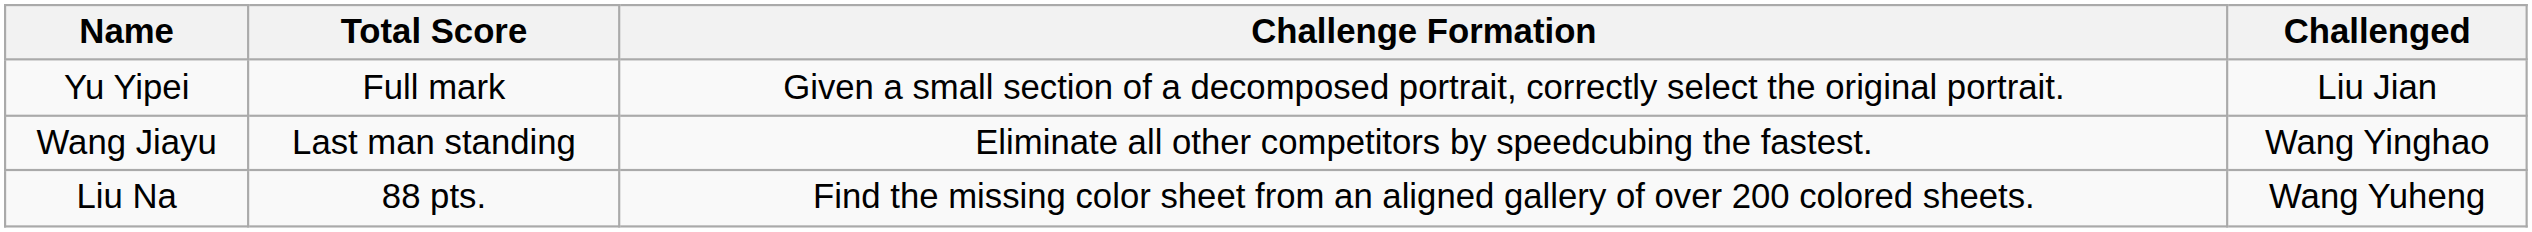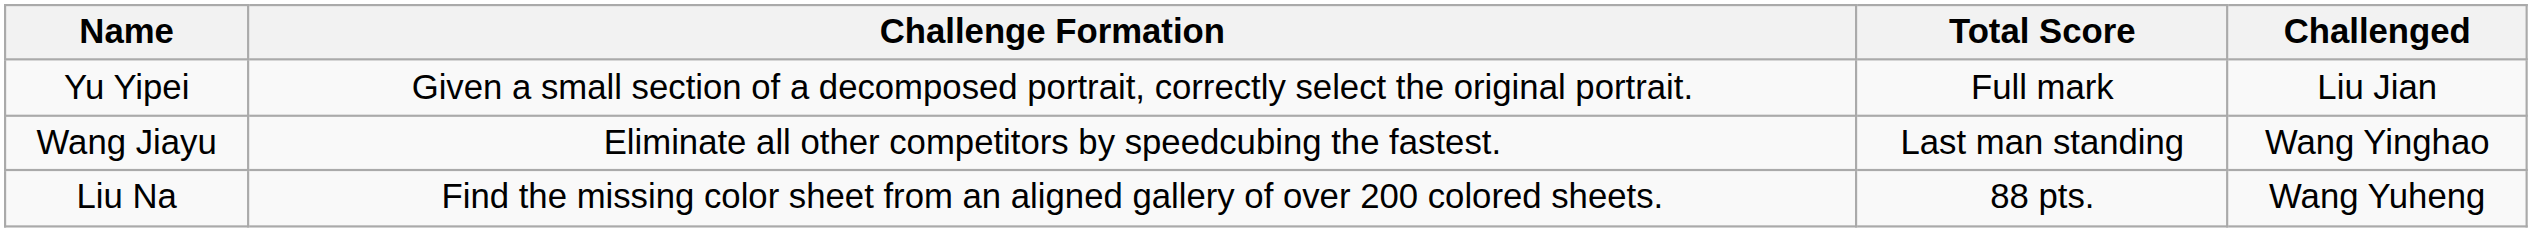columns swapped: (434, 32) <-> (1424, 32)
